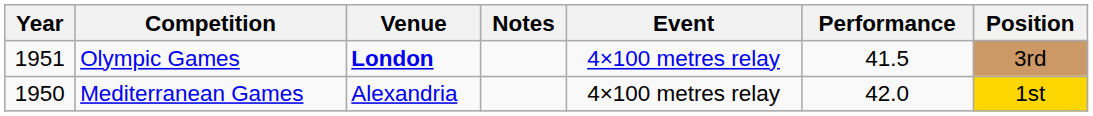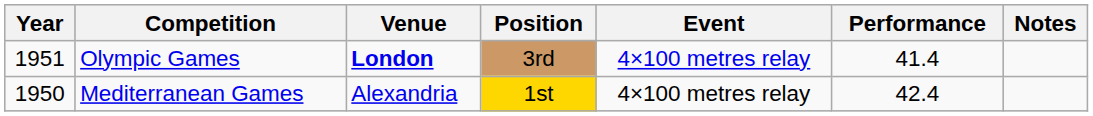columns swapped: (1030, 23) <-> (523, 23)
(887, 58) 41.5 -> (917, 58) 41.4
(887, 94) 42.0 -> (917, 94) 42.4
